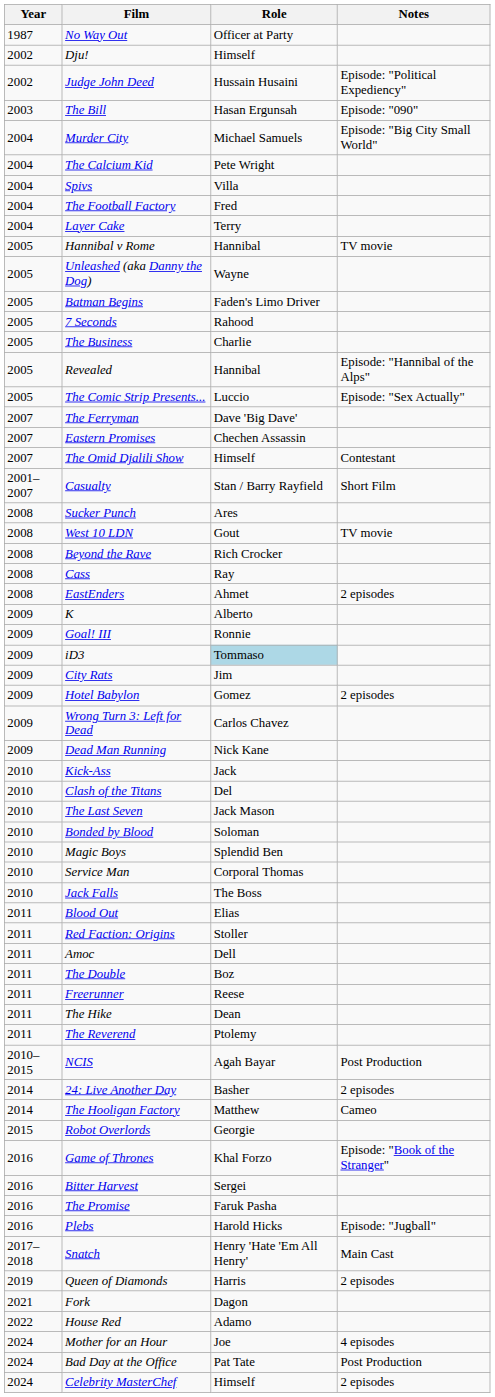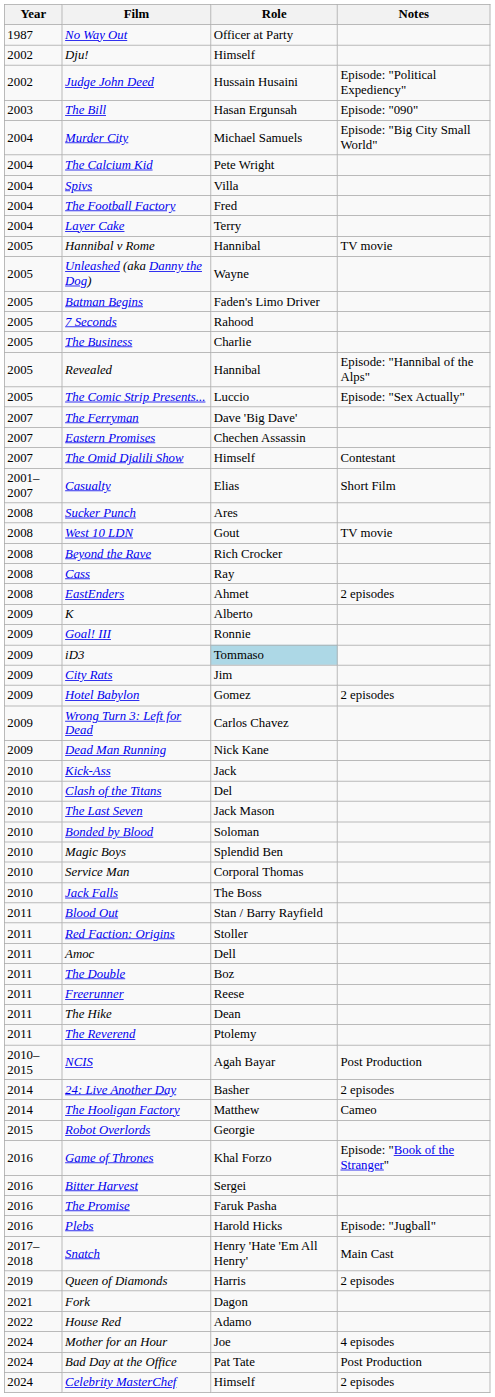(268, 485) Stan / Barry Rayfield -> (226, 485) Elias
(226, 913) Elias -> (268, 913) Stan / Barry Rayfield
